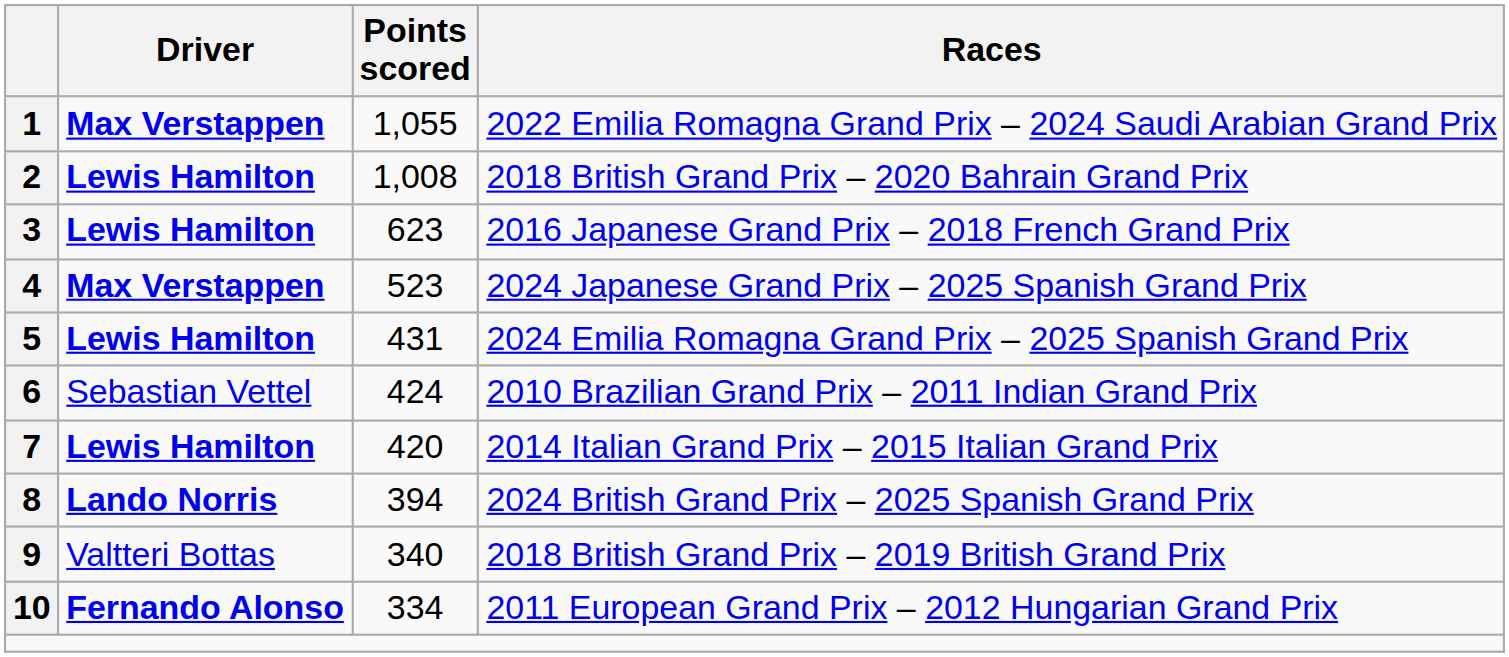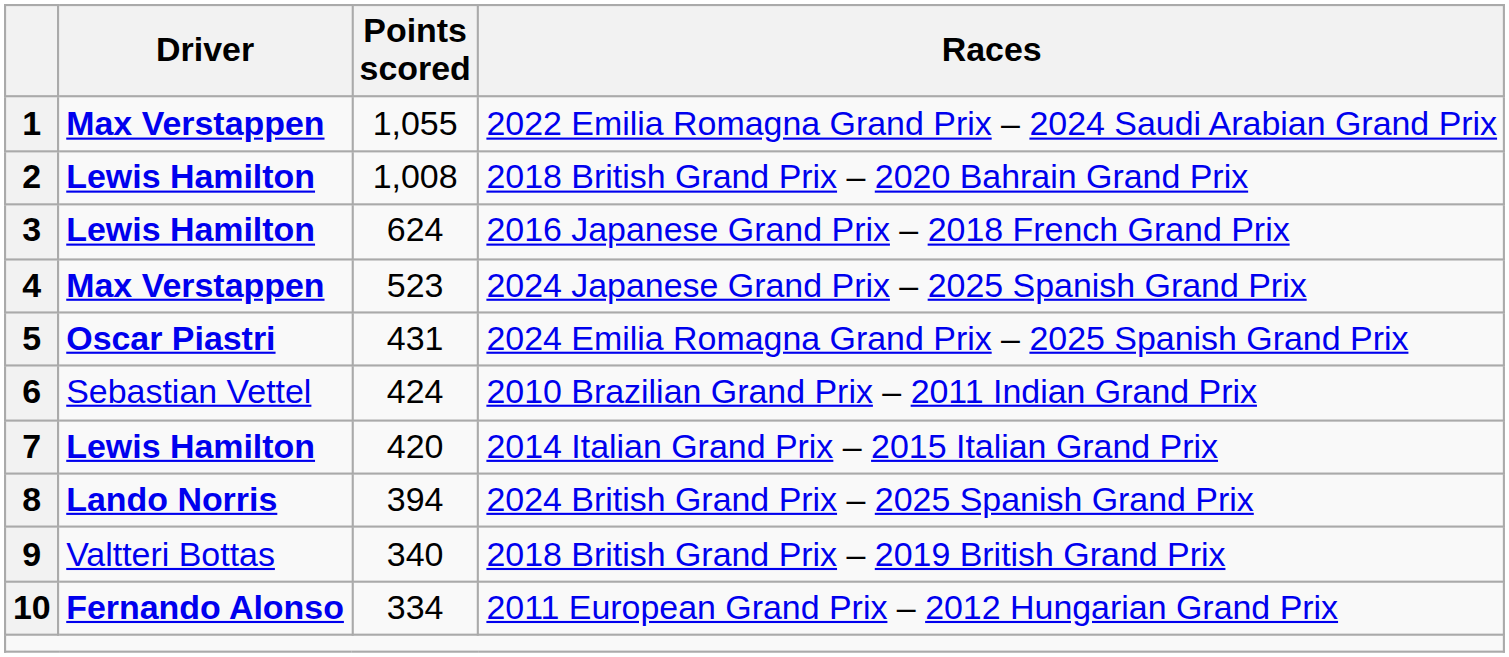(415, 230) 623 -> (415, 230) 624
(191, 338) Lewis Hamilton -> (171, 338) Oscar Piastri
